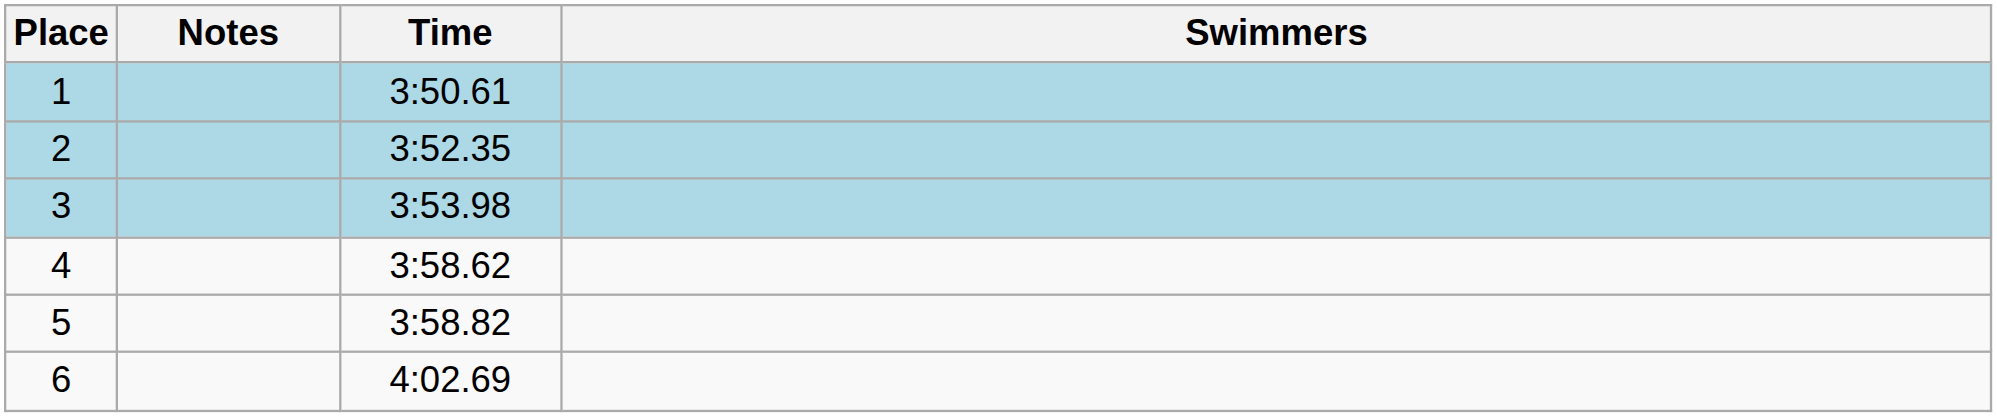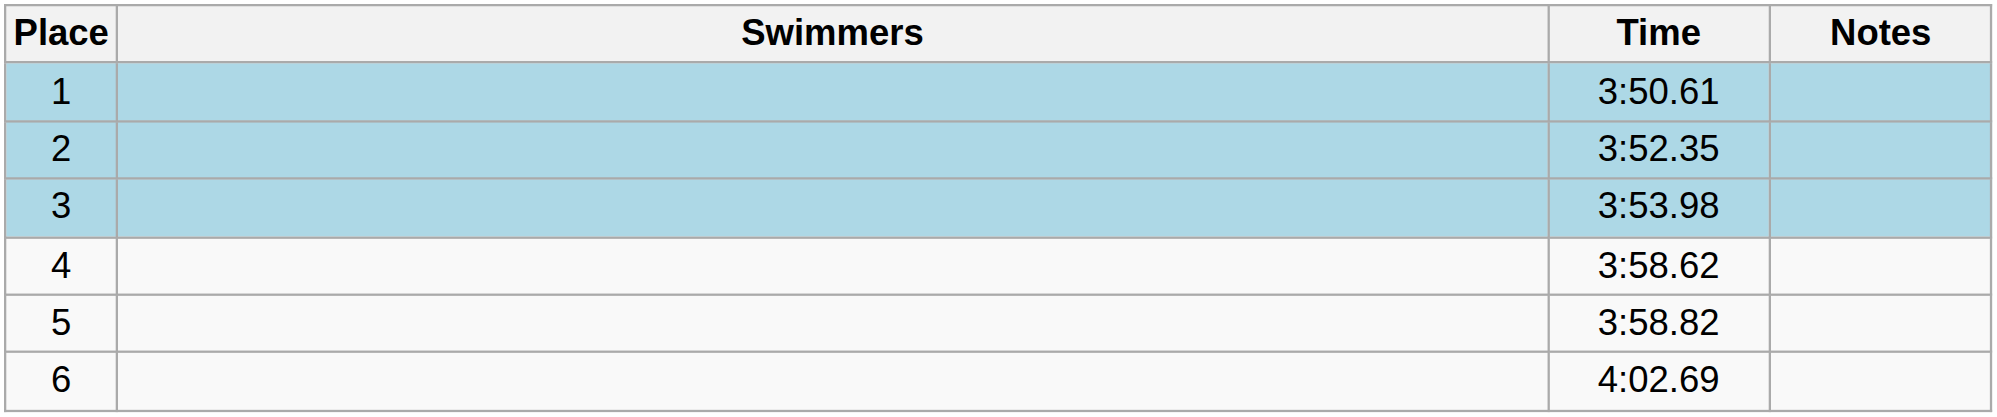columns swapped: (1277, 33) <-> (228, 33)
